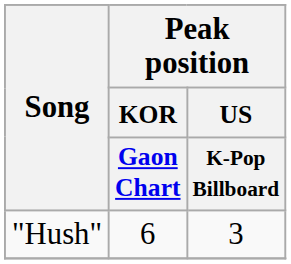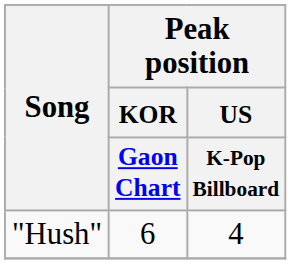(236, 234) 3 -> (236, 234) 4
